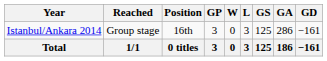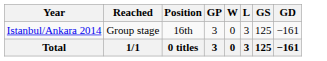- column: (285, 13)
